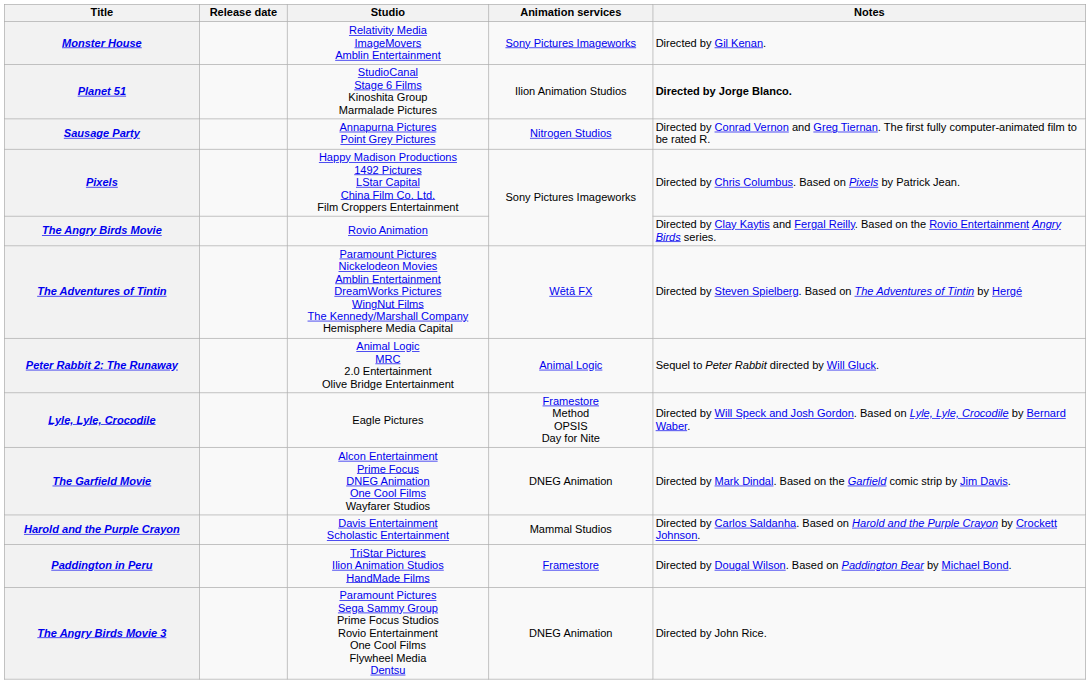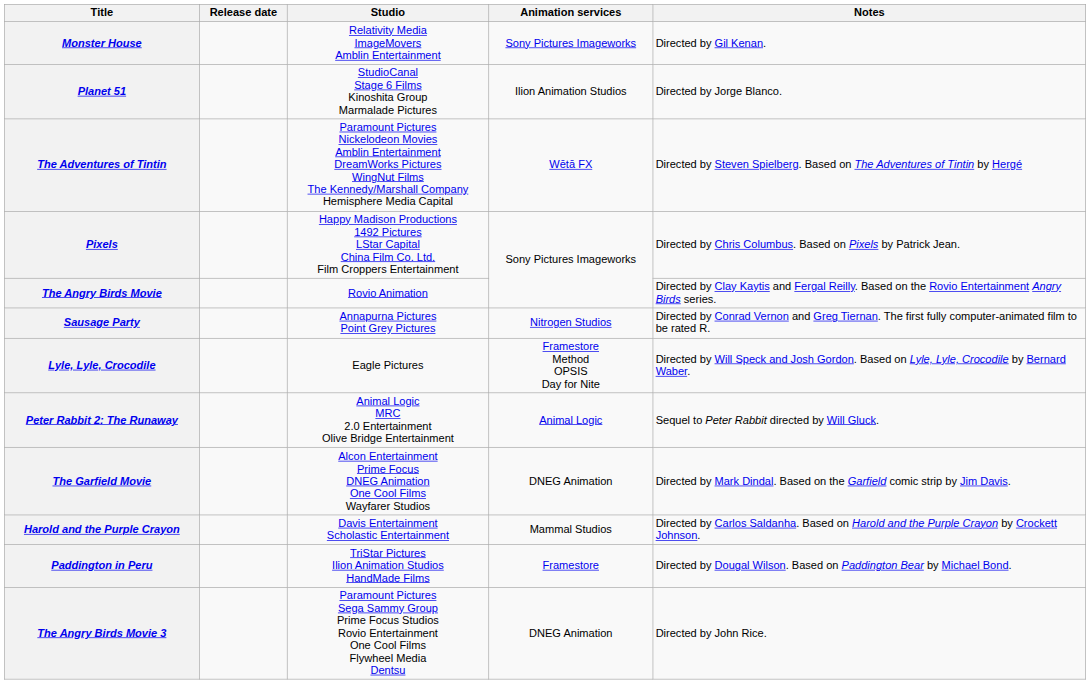(724, 91) bold -> (719, 91) normal
rows swapped: (102, 292) <-> (102, 134)
rows swapped: (102, 365) <-> (102, 420)
